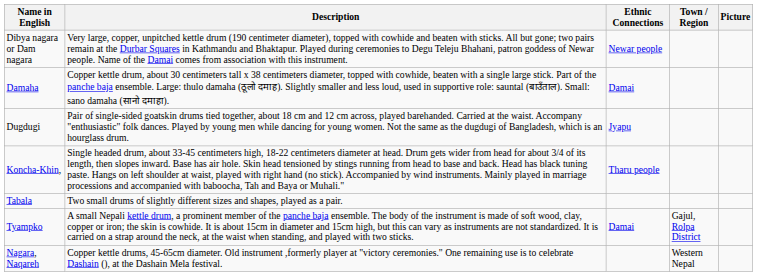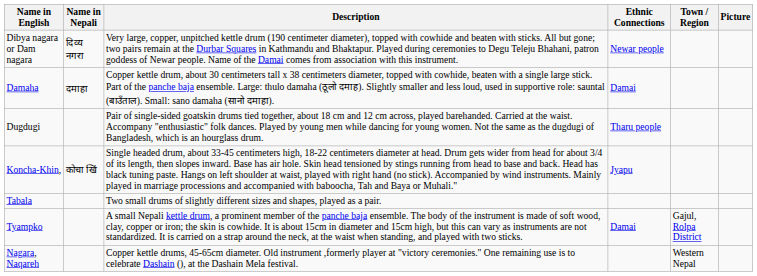+ column: (84, 17)
(620, 127) Jyapu -> (636, 127) Tharu people
(634, 169) Tharu people -> (621, 169) Jyapu
